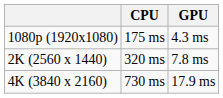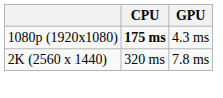(145, 37) normal -> (145, 37) bold
- row: (57, 81)
